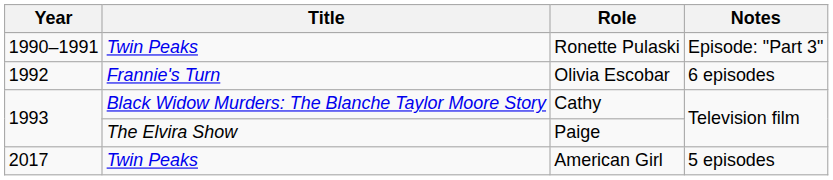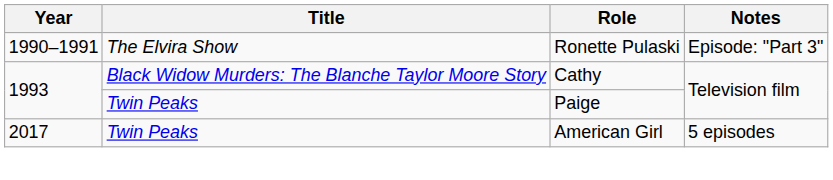(152, 47) Twin Peaks -> (172, 47) The Elvira Show
- row: (612, 75)
(172, 132) The Elvira Show -> (152, 103) Twin Peaks
